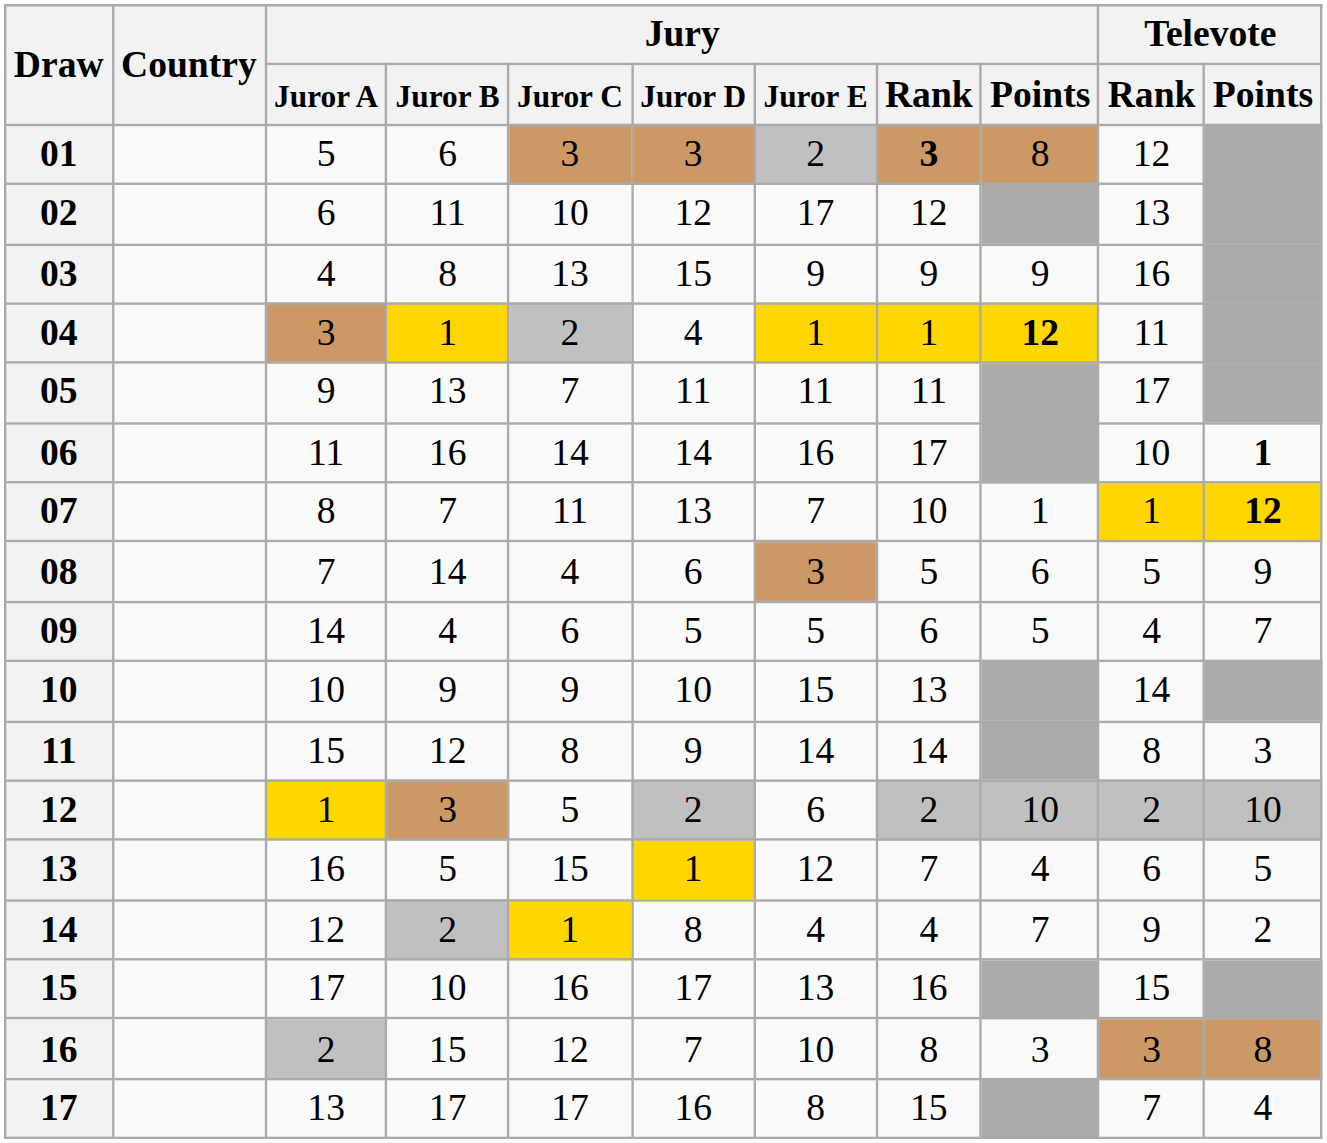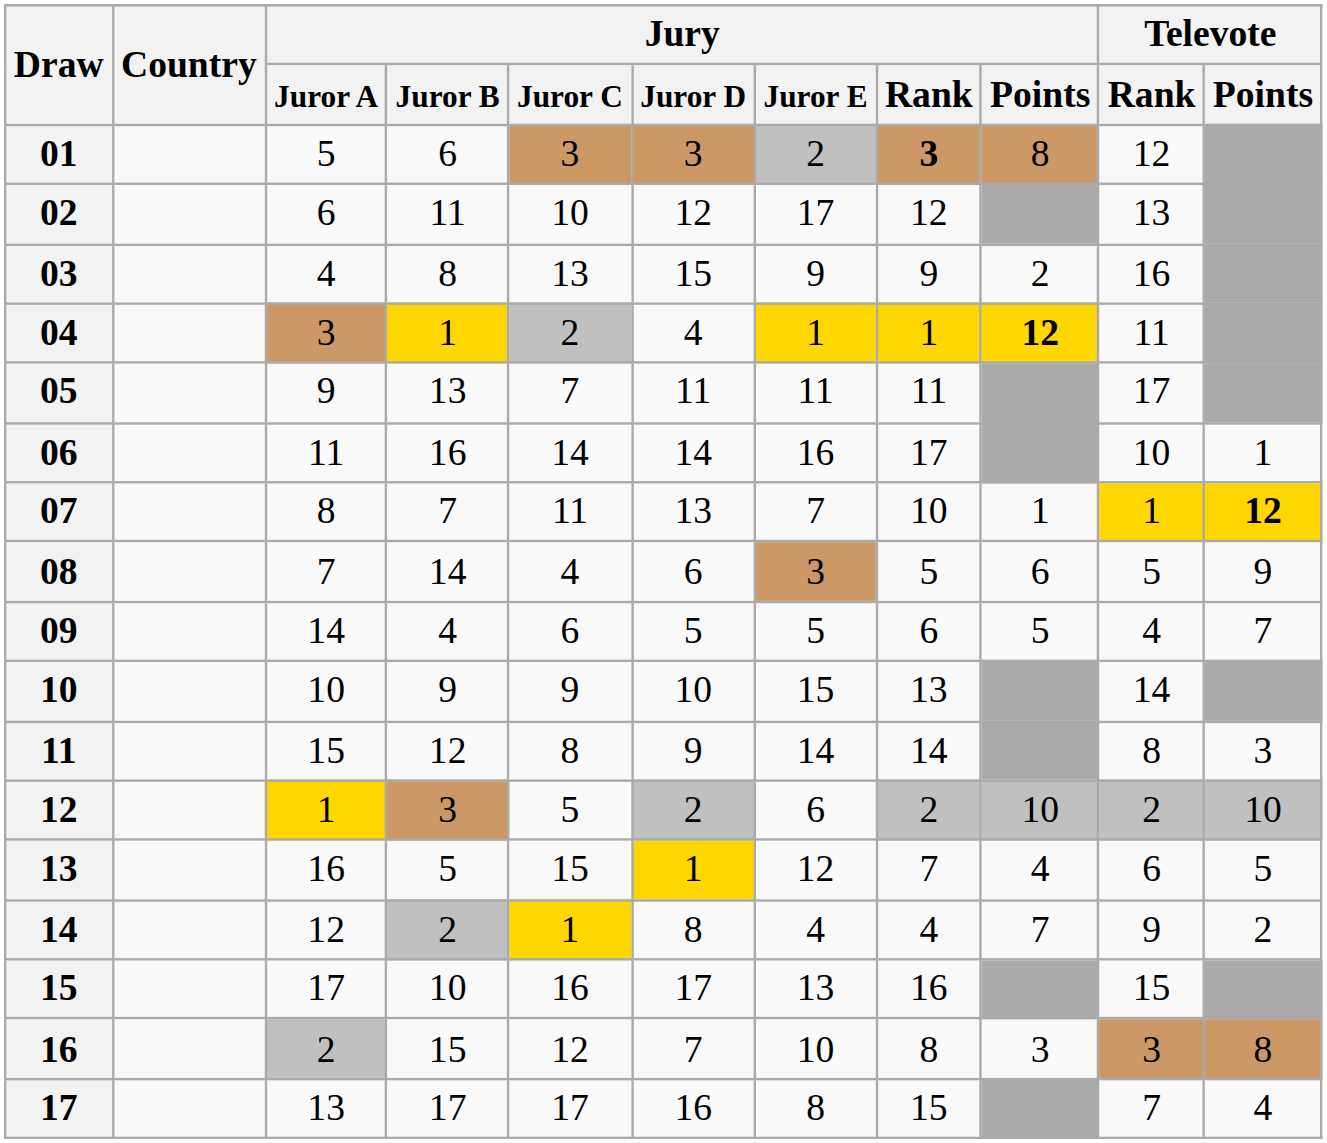(1040, 272) 9 -> (1040, 272) 2
(1263, 451) bold -> (1263, 451) normal
